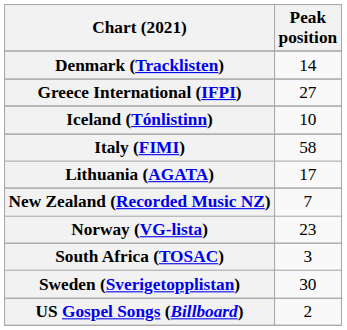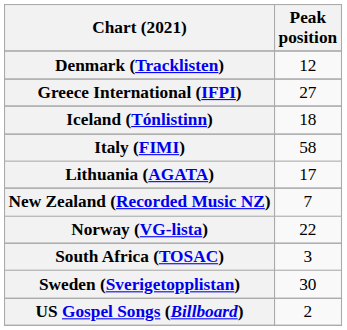(308, 65) 14 -> (308, 65) 12
(308, 119) 10 -> (308, 119) 18
(308, 229) 23 -> (308, 229) 22
